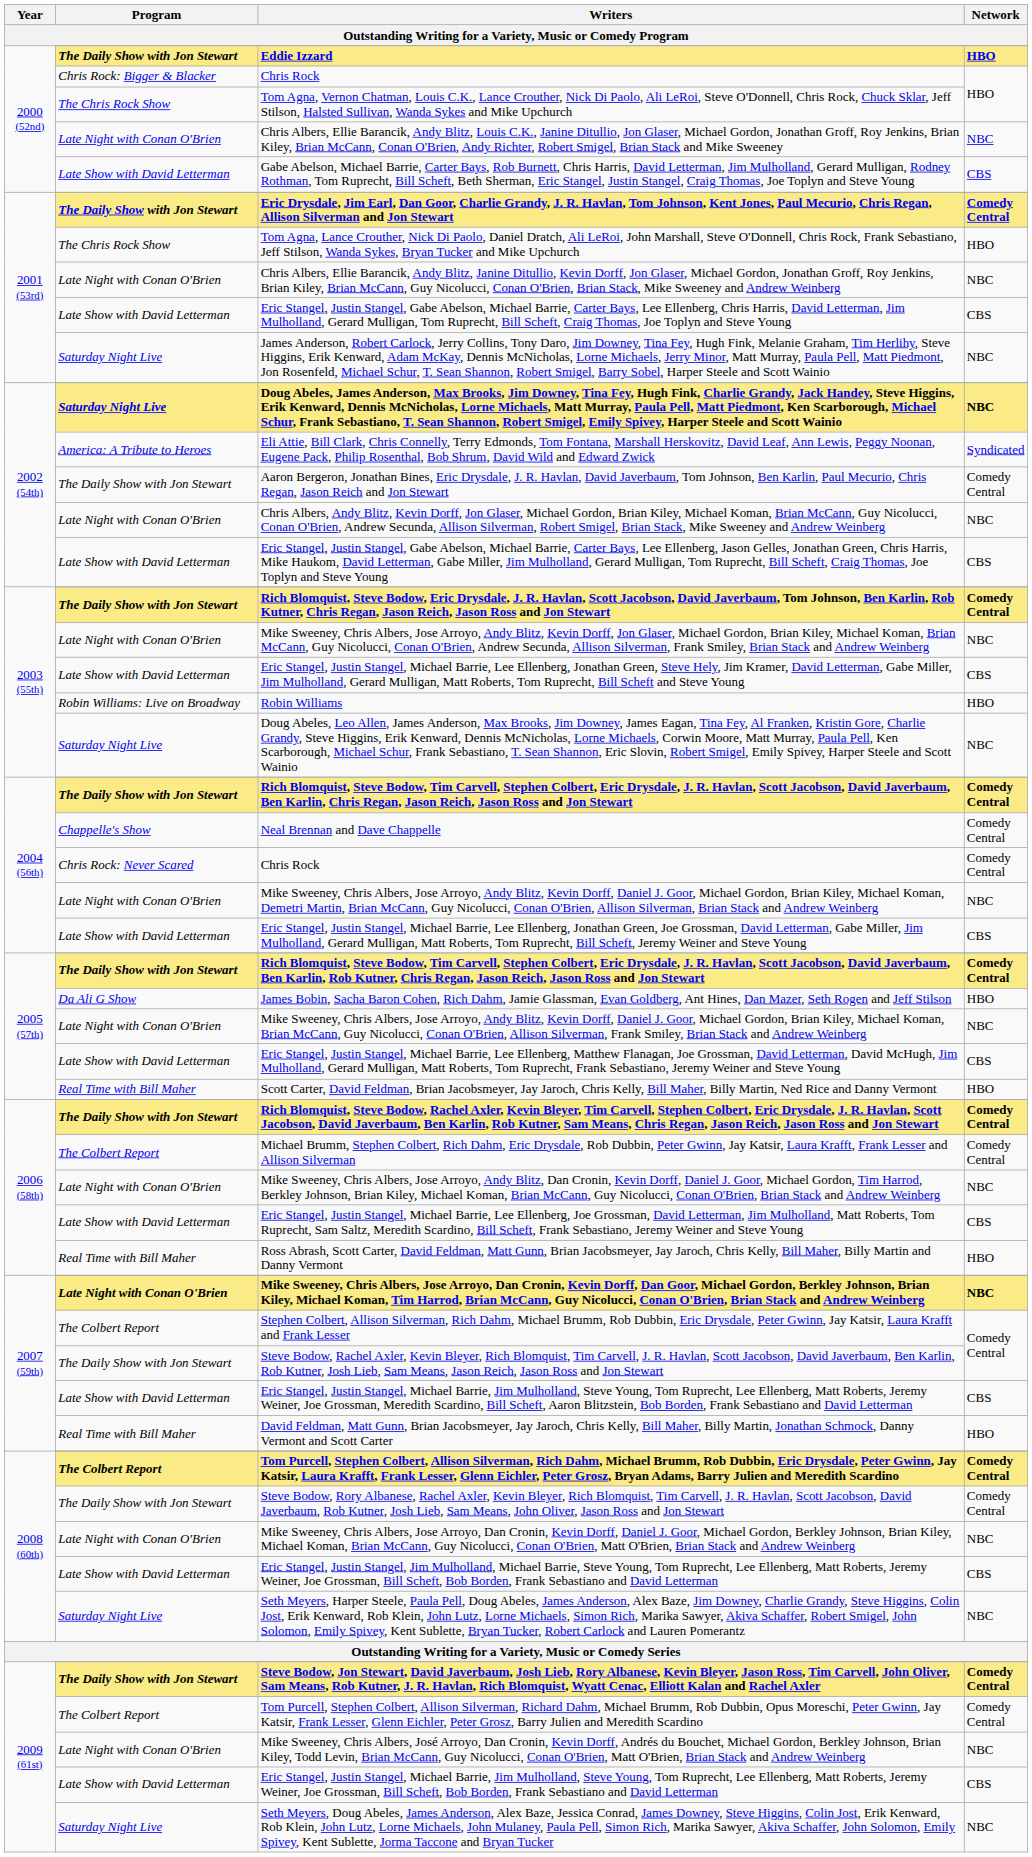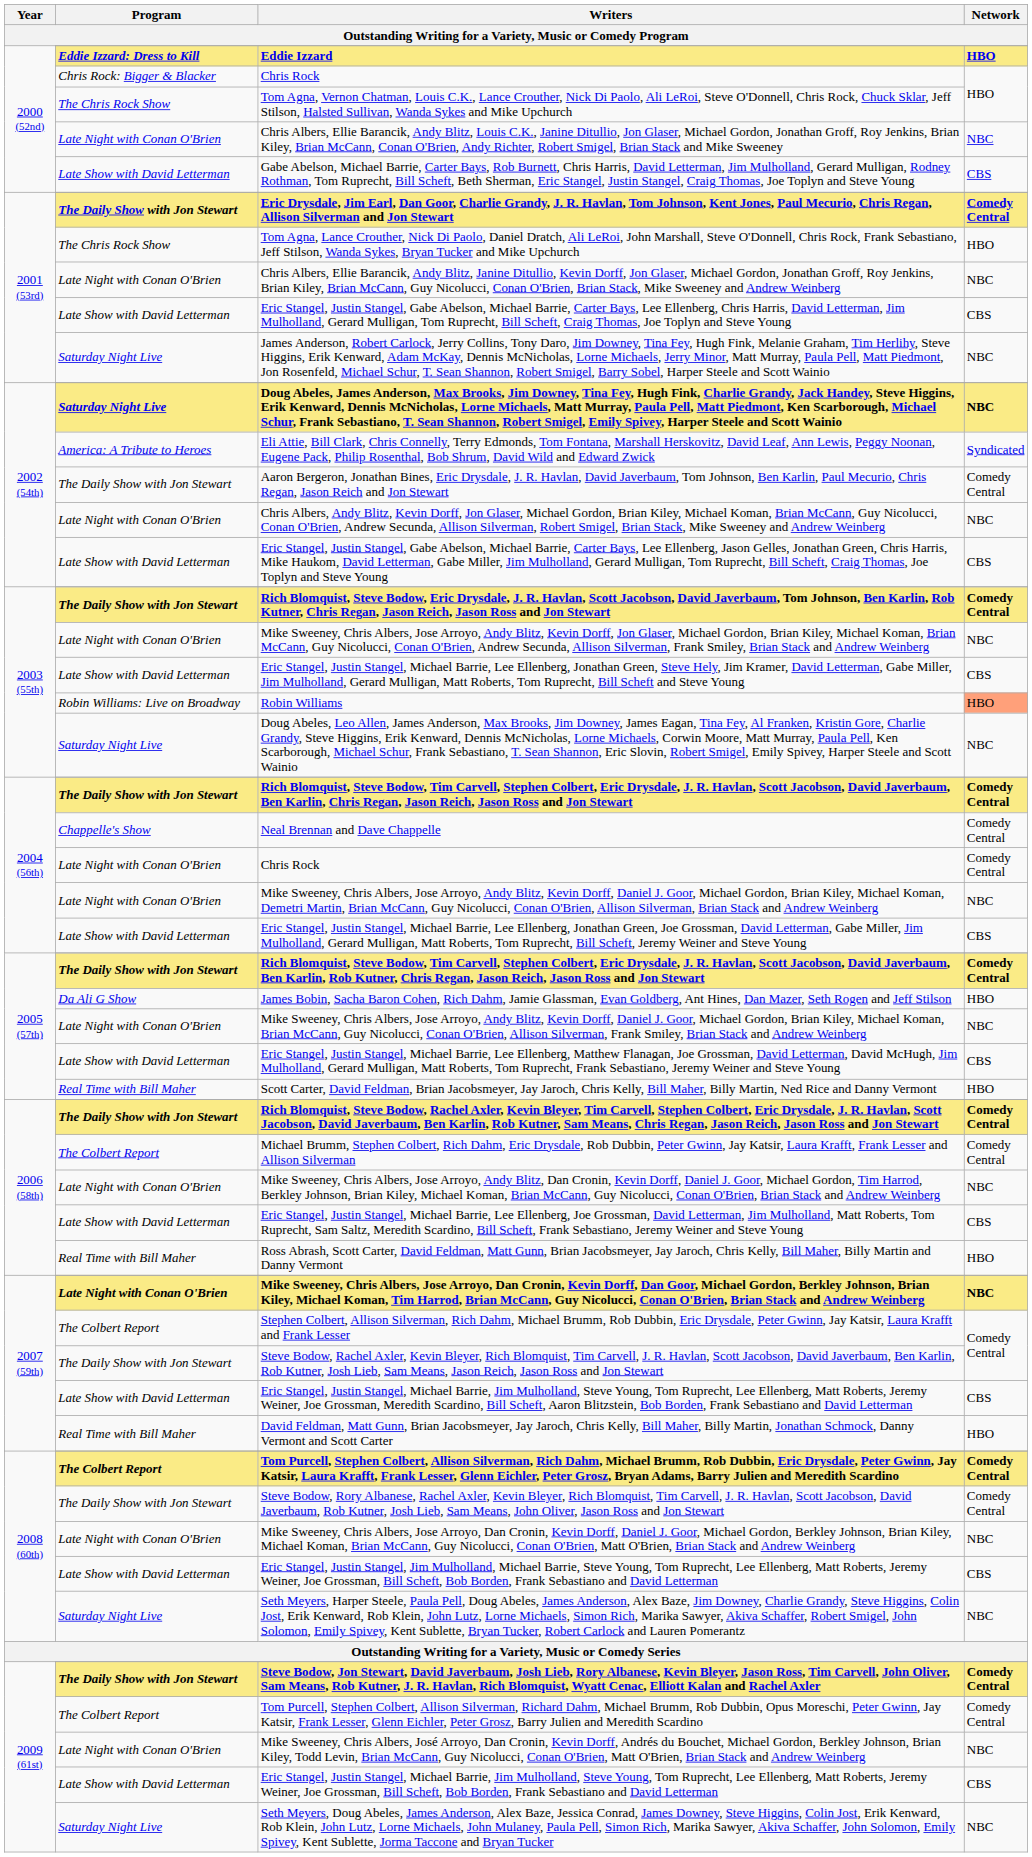(148, 55) The Daily Show with Jon Stewart -> (129, 55) Eddie Izzard: Dress to Kill
(981, 702) no background -> (981, 702) lightsalmon background
(126, 865) Chris Rock: Never Scared -> (140, 865) Late Night with Conan O'Brien
